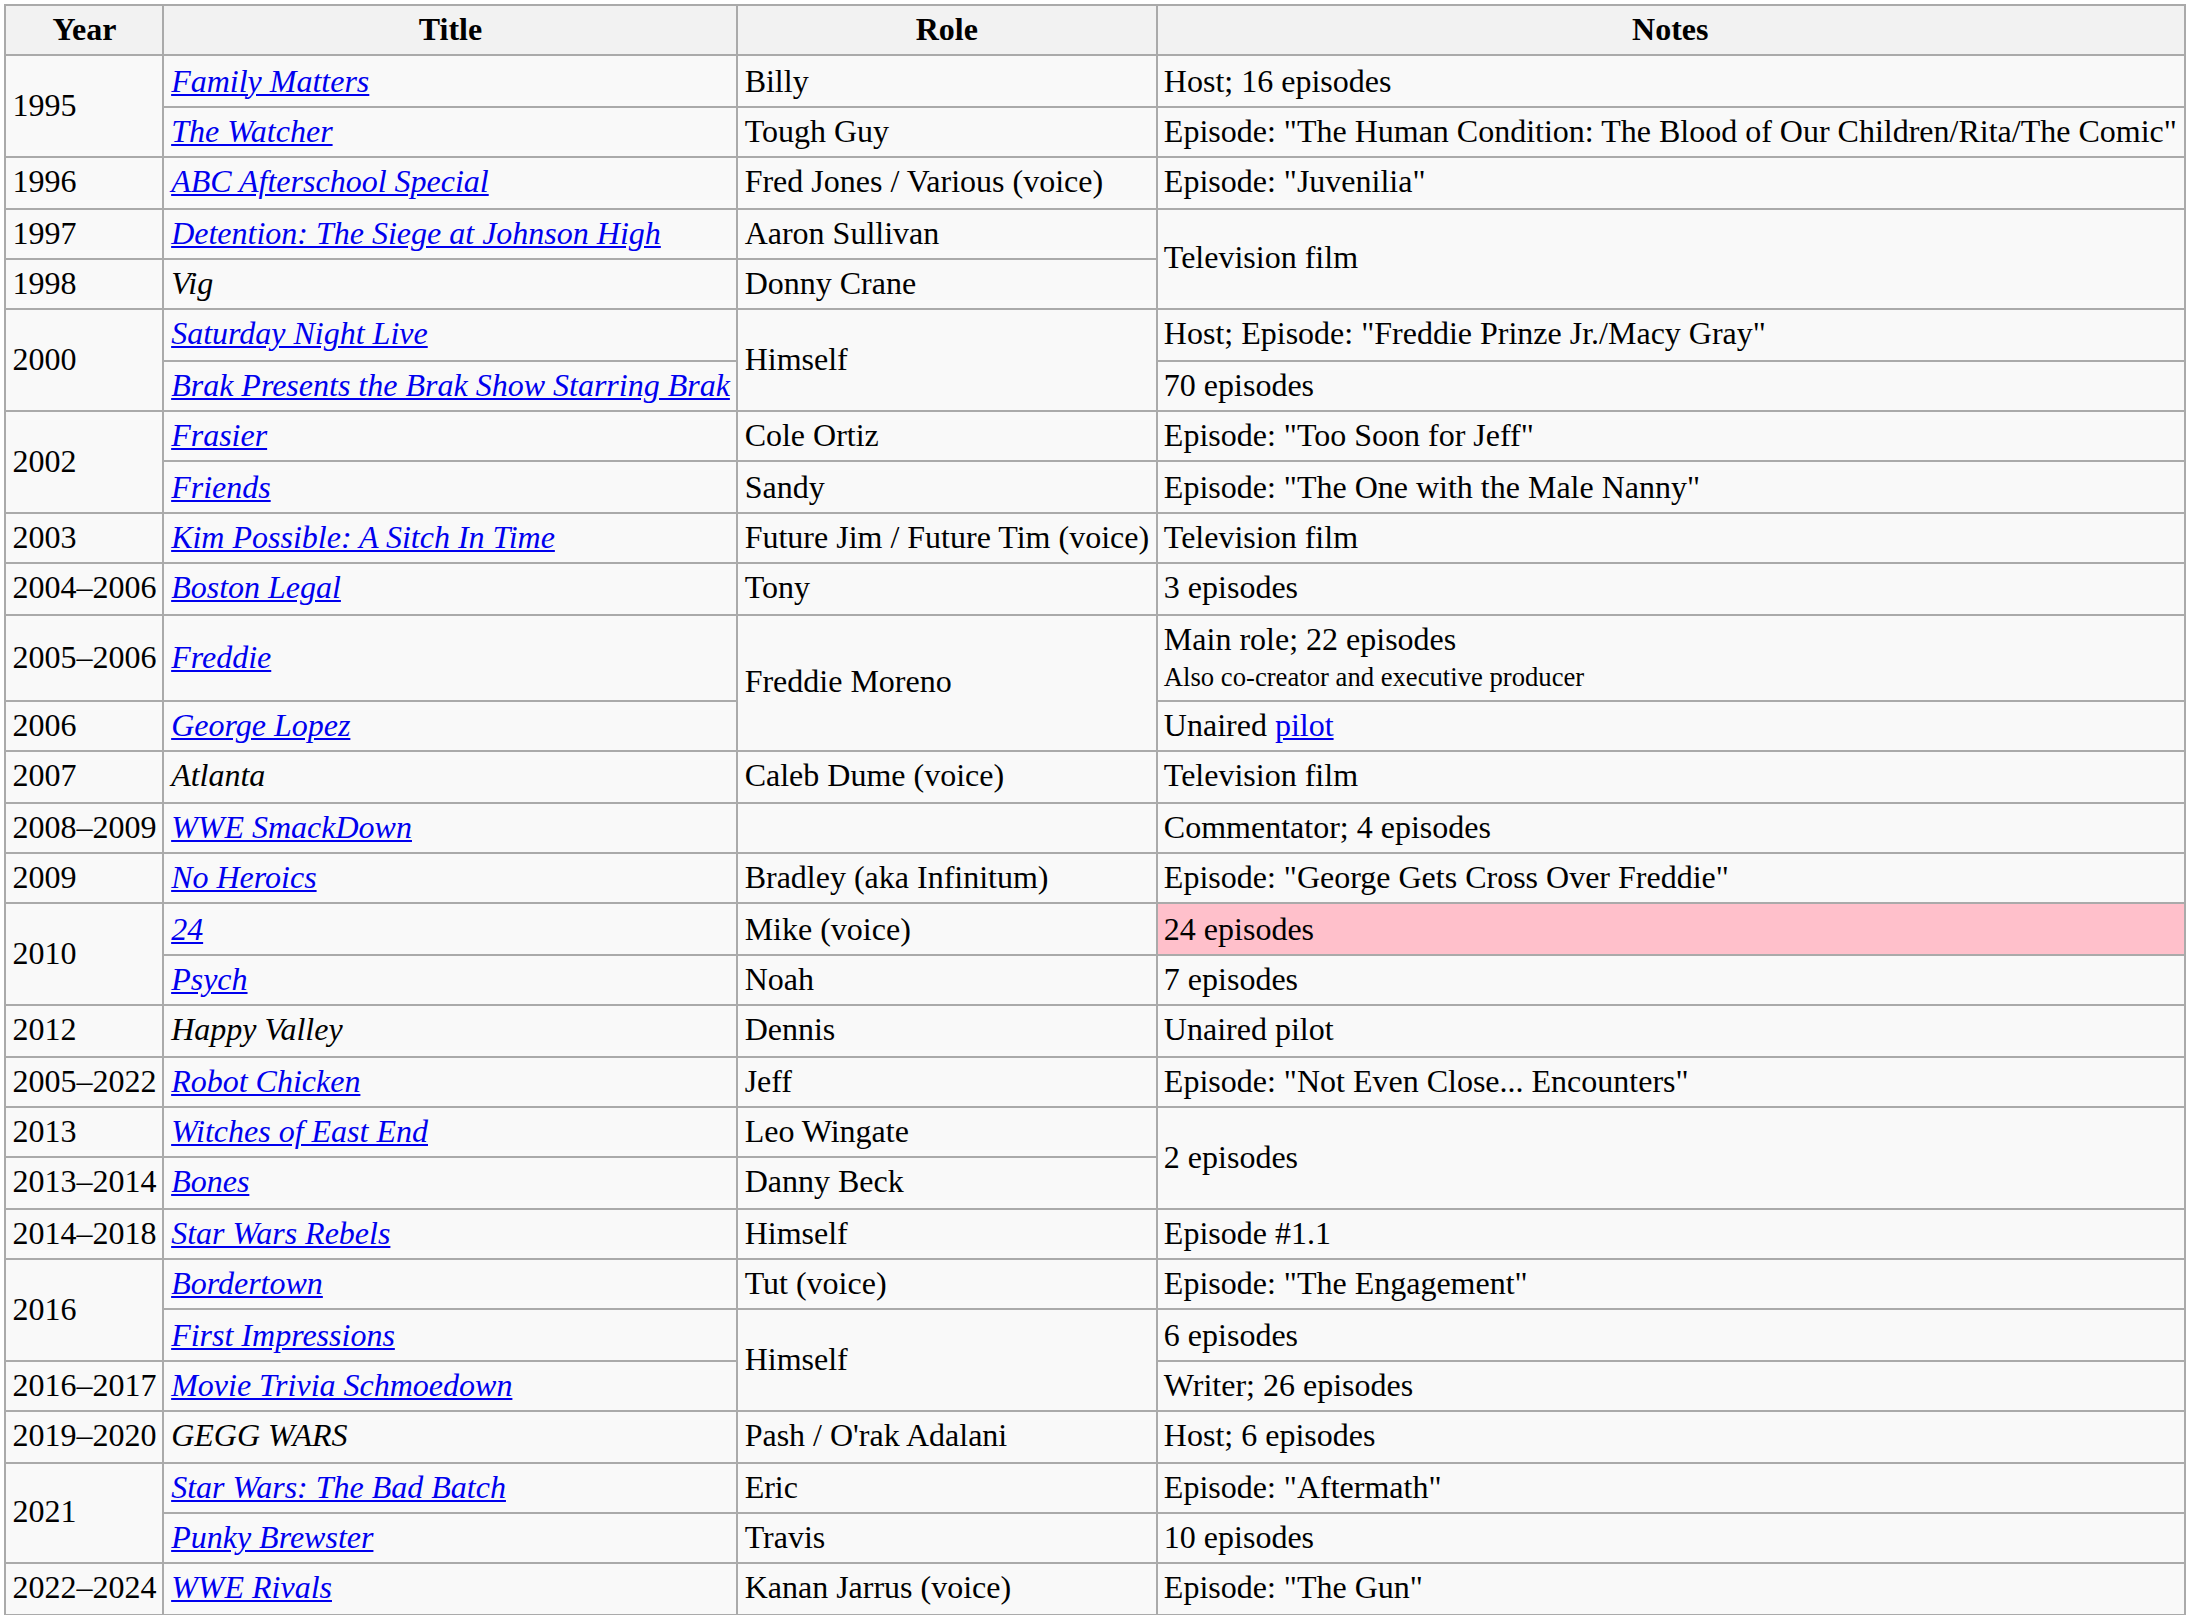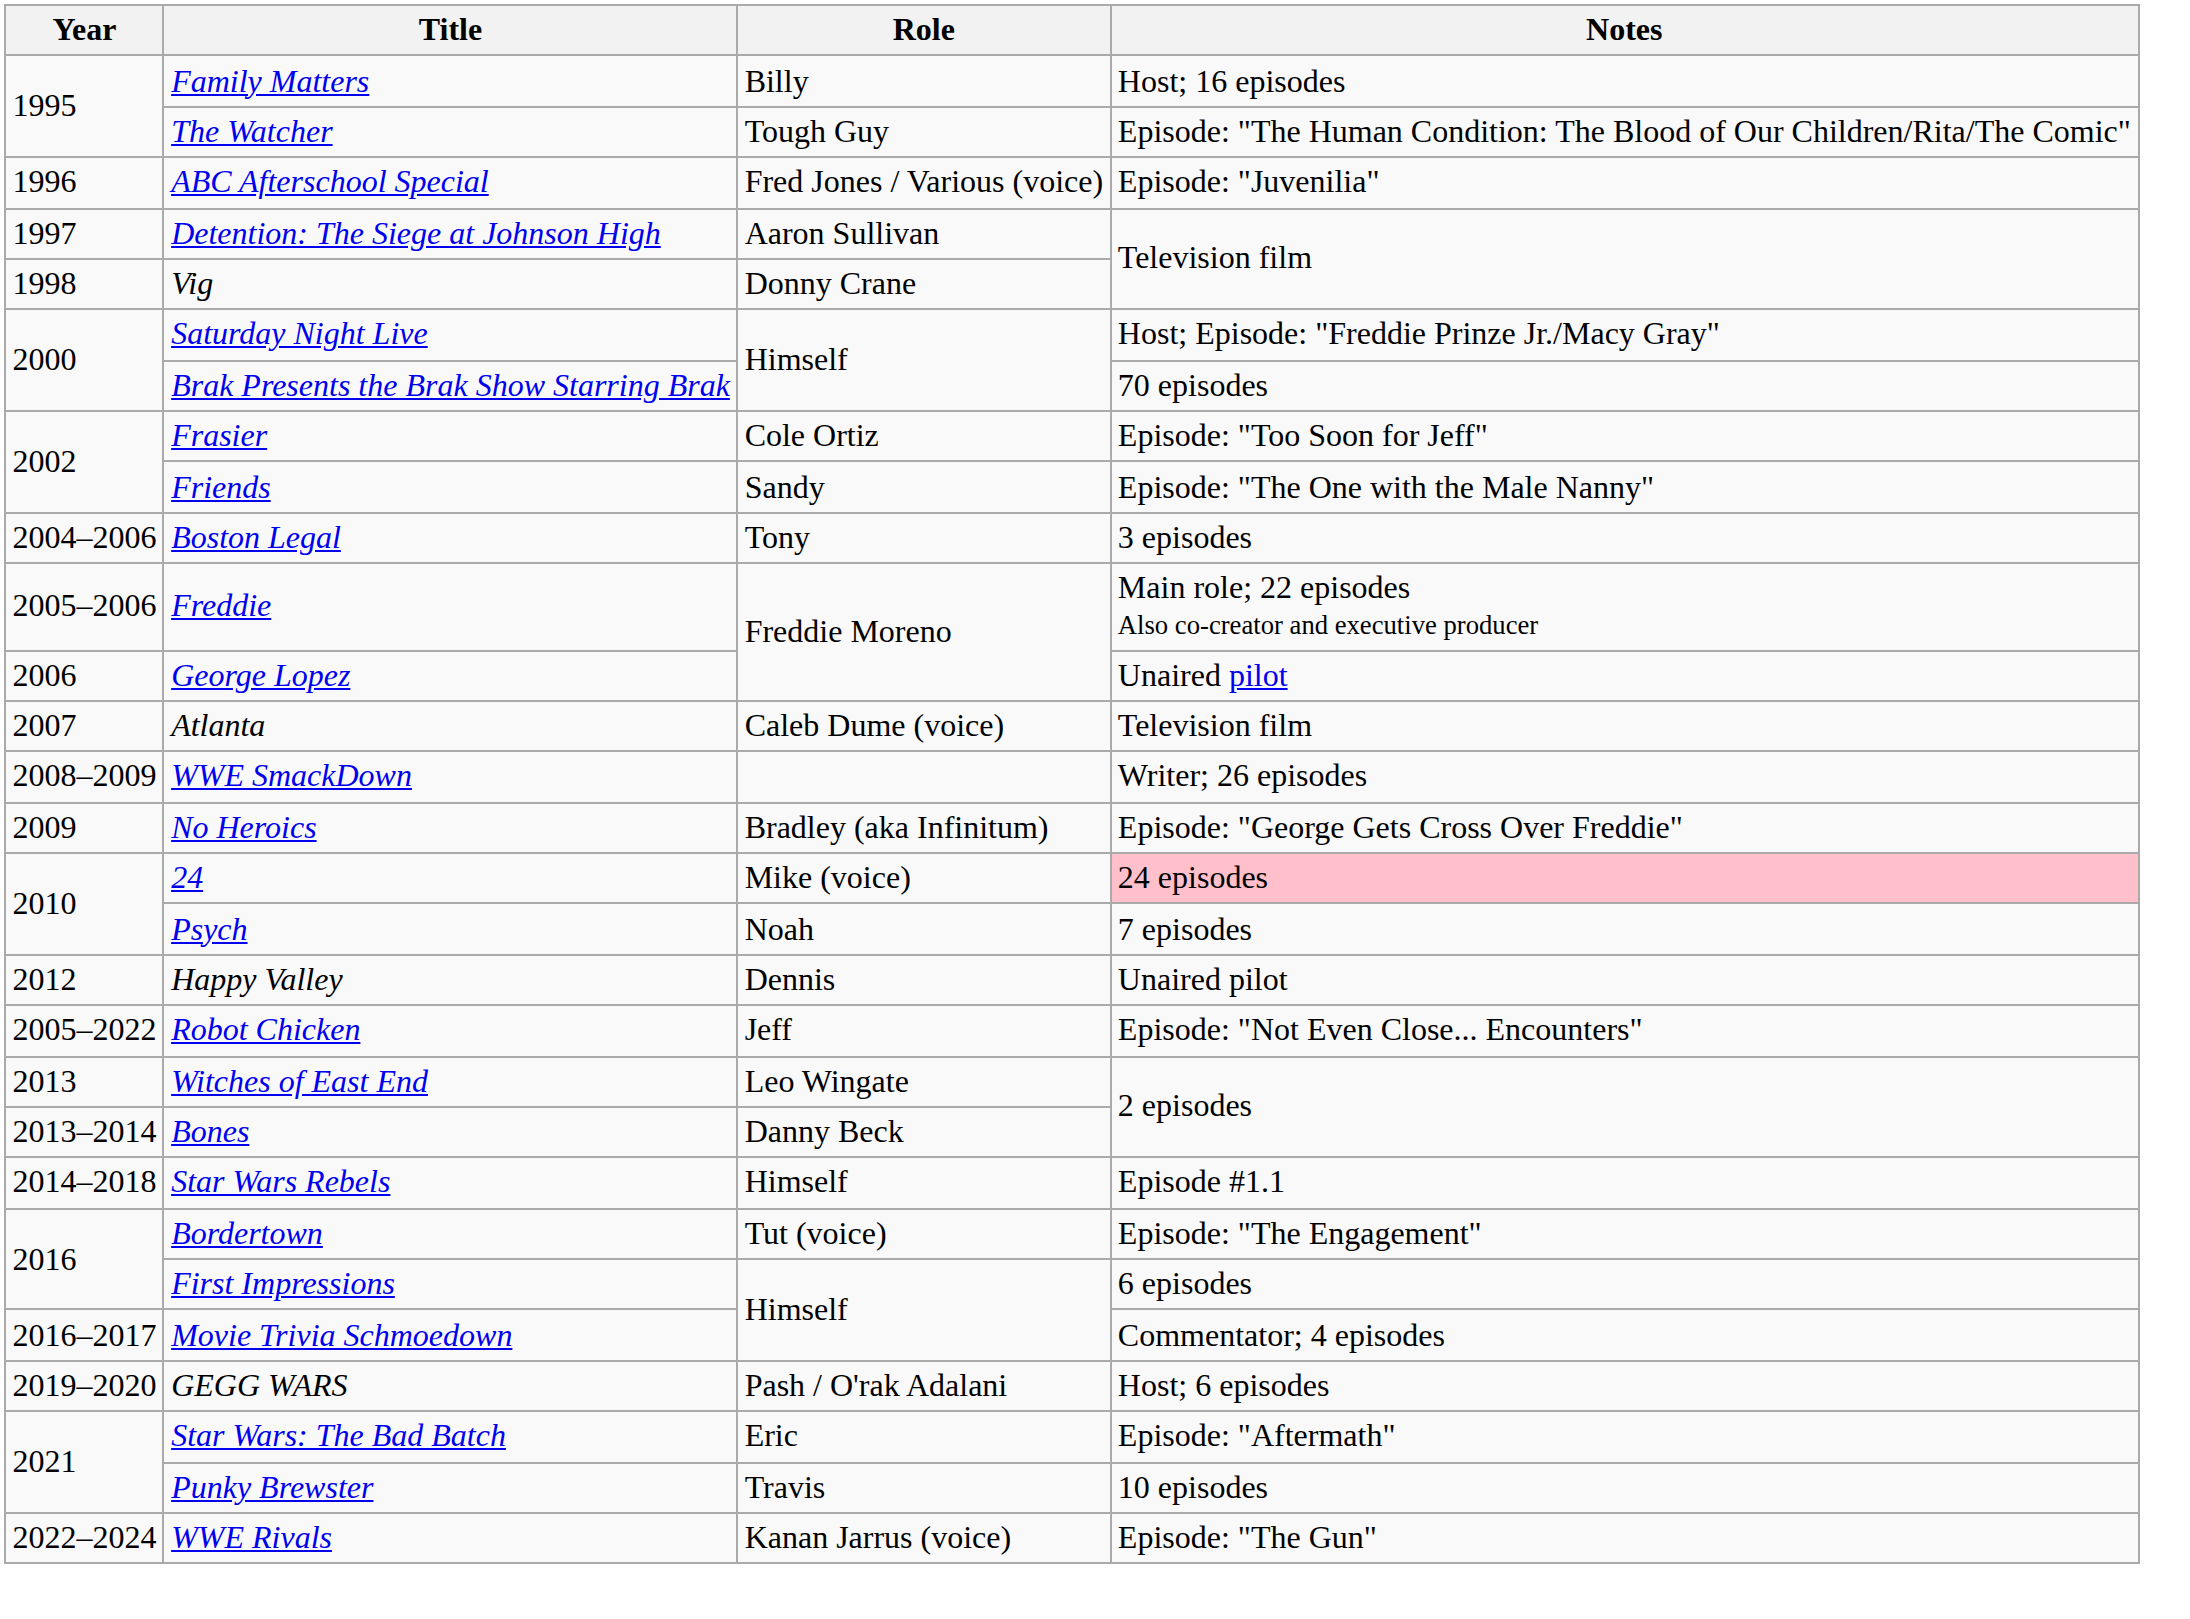- row: (363, 537)
(1327, 827) Commentator; 4 episodes -> (1242, 776) Writer; 26 episodes
(1288, 1385) Writer; 26 episodes -> (1281, 1334) Commentator; 4 episodes
